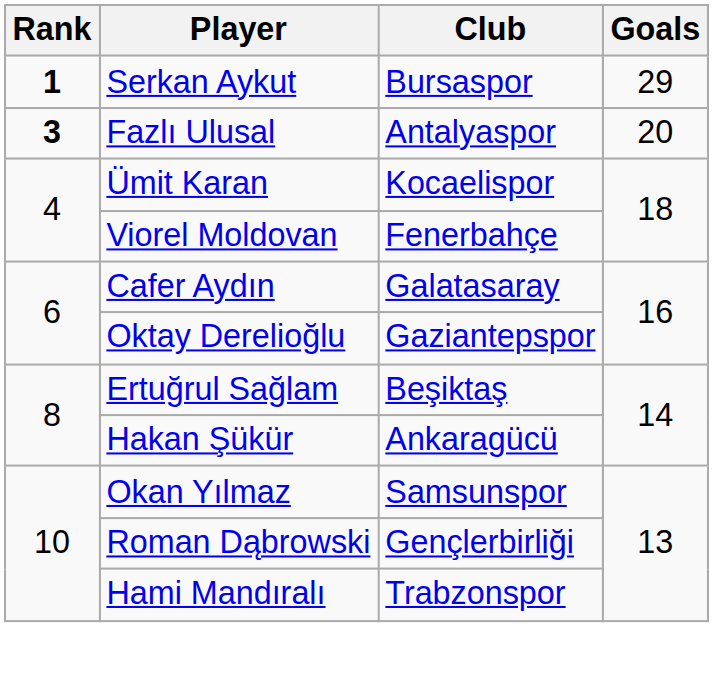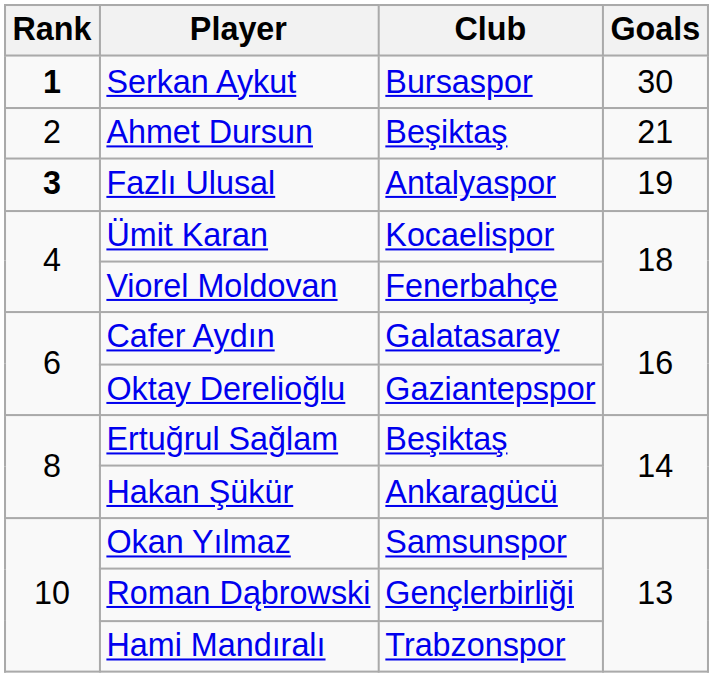(655, 81) 29 -> (655, 81) 30
+ row: (210, 132)
(655, 132) 20 -> (655, 183) 19
